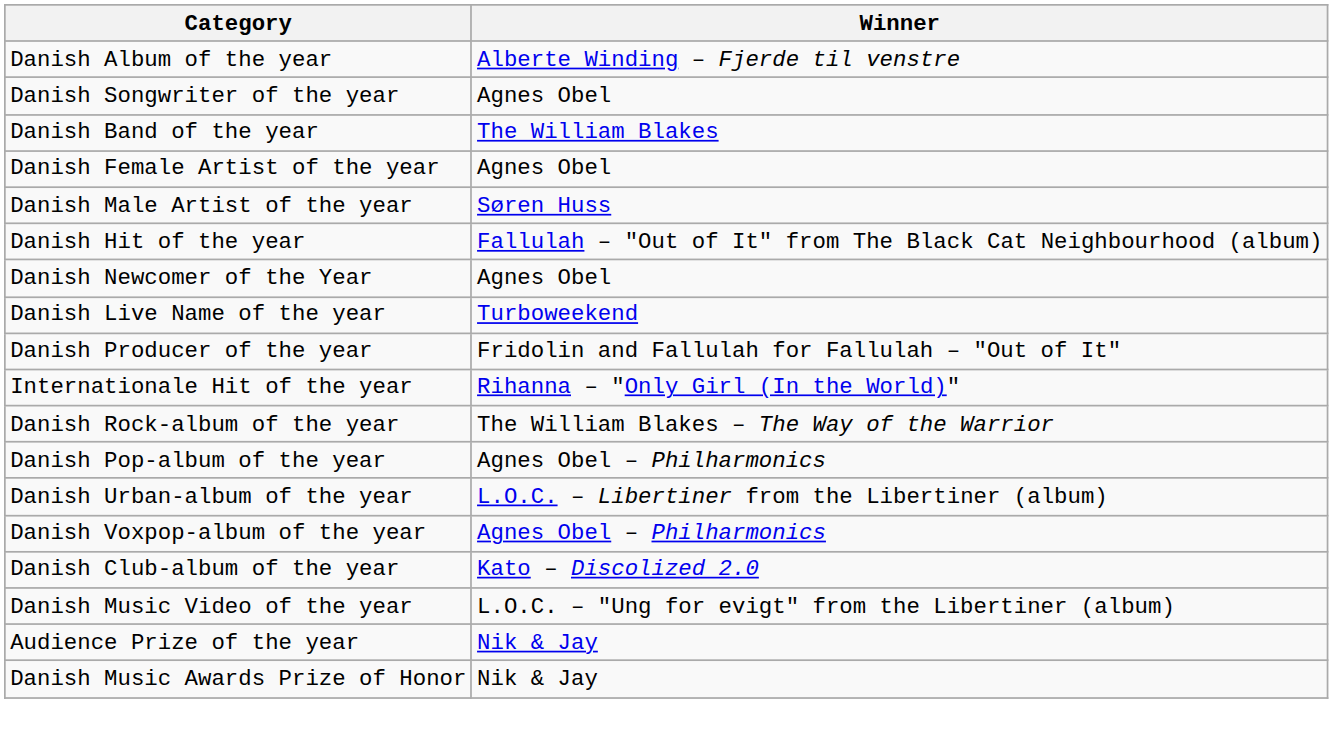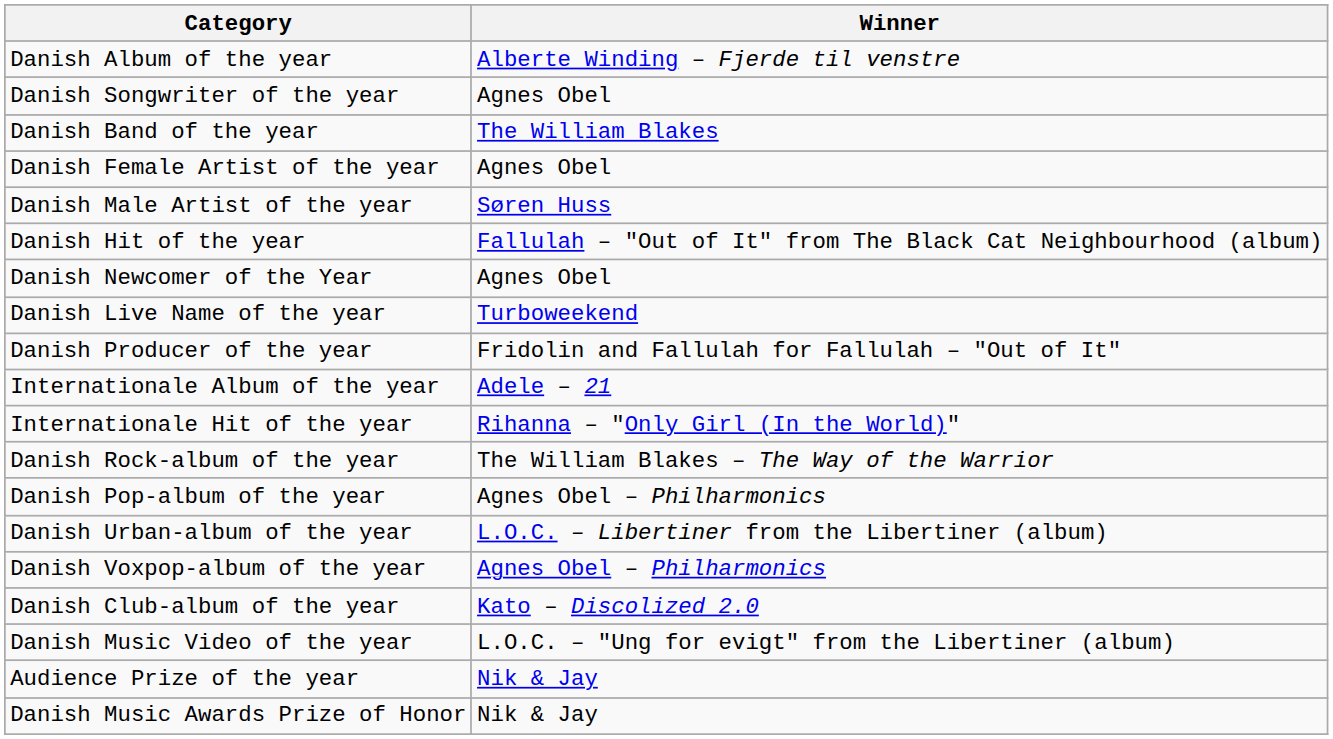+ row: (225, 388)
